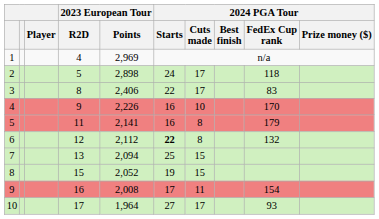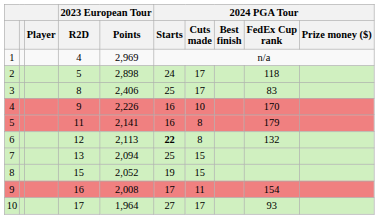(170, 90) 22 -> (170, 90) 25
(127, 139) 2,112 -> (127, 139) 2,113
